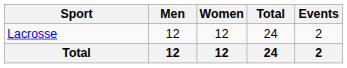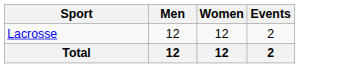- column: (271, 14)
